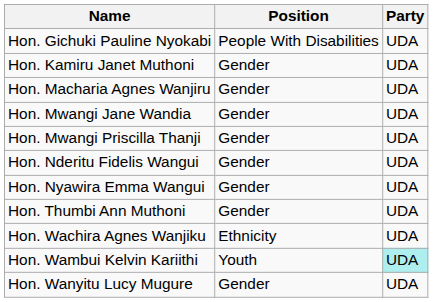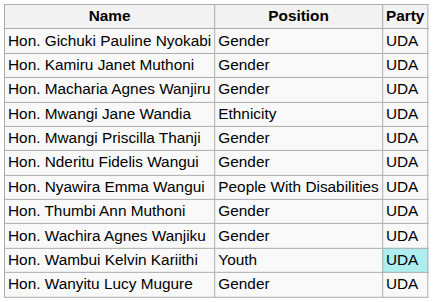(299, 41) People With Disabilities -> (244, 41) Gender
(244, 114) Gender -> (247, 114) Ethnicity
(244, 187) Gender -> (299, 187) People With Disabilities
(247, 235) Ethnicity -> (244, 235) Gender
